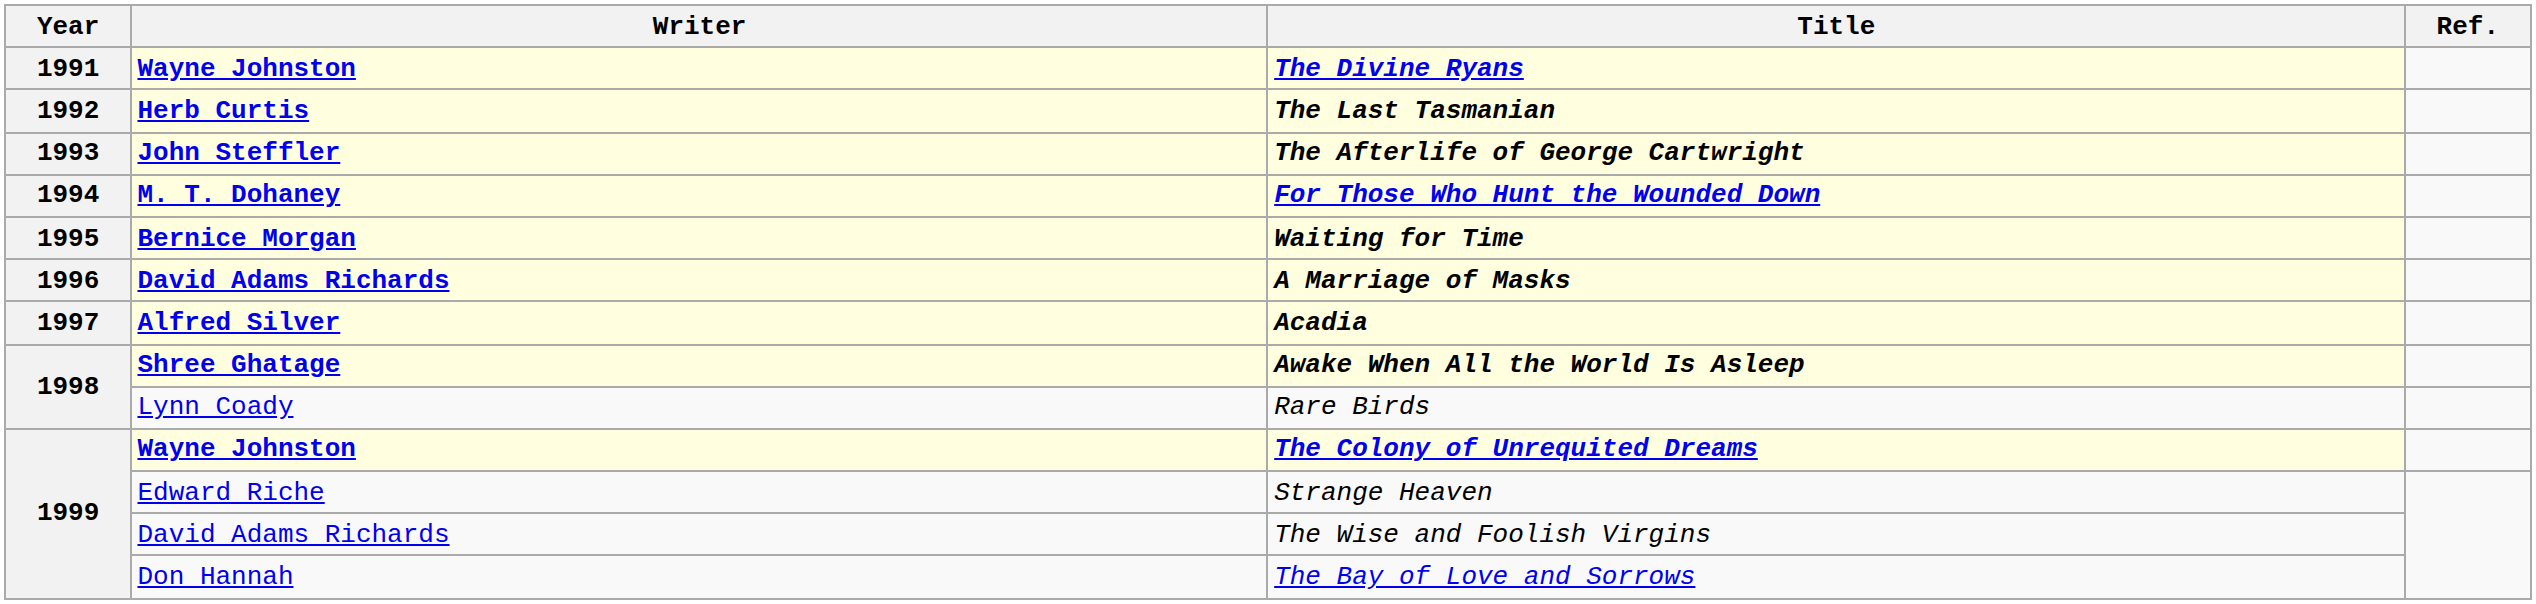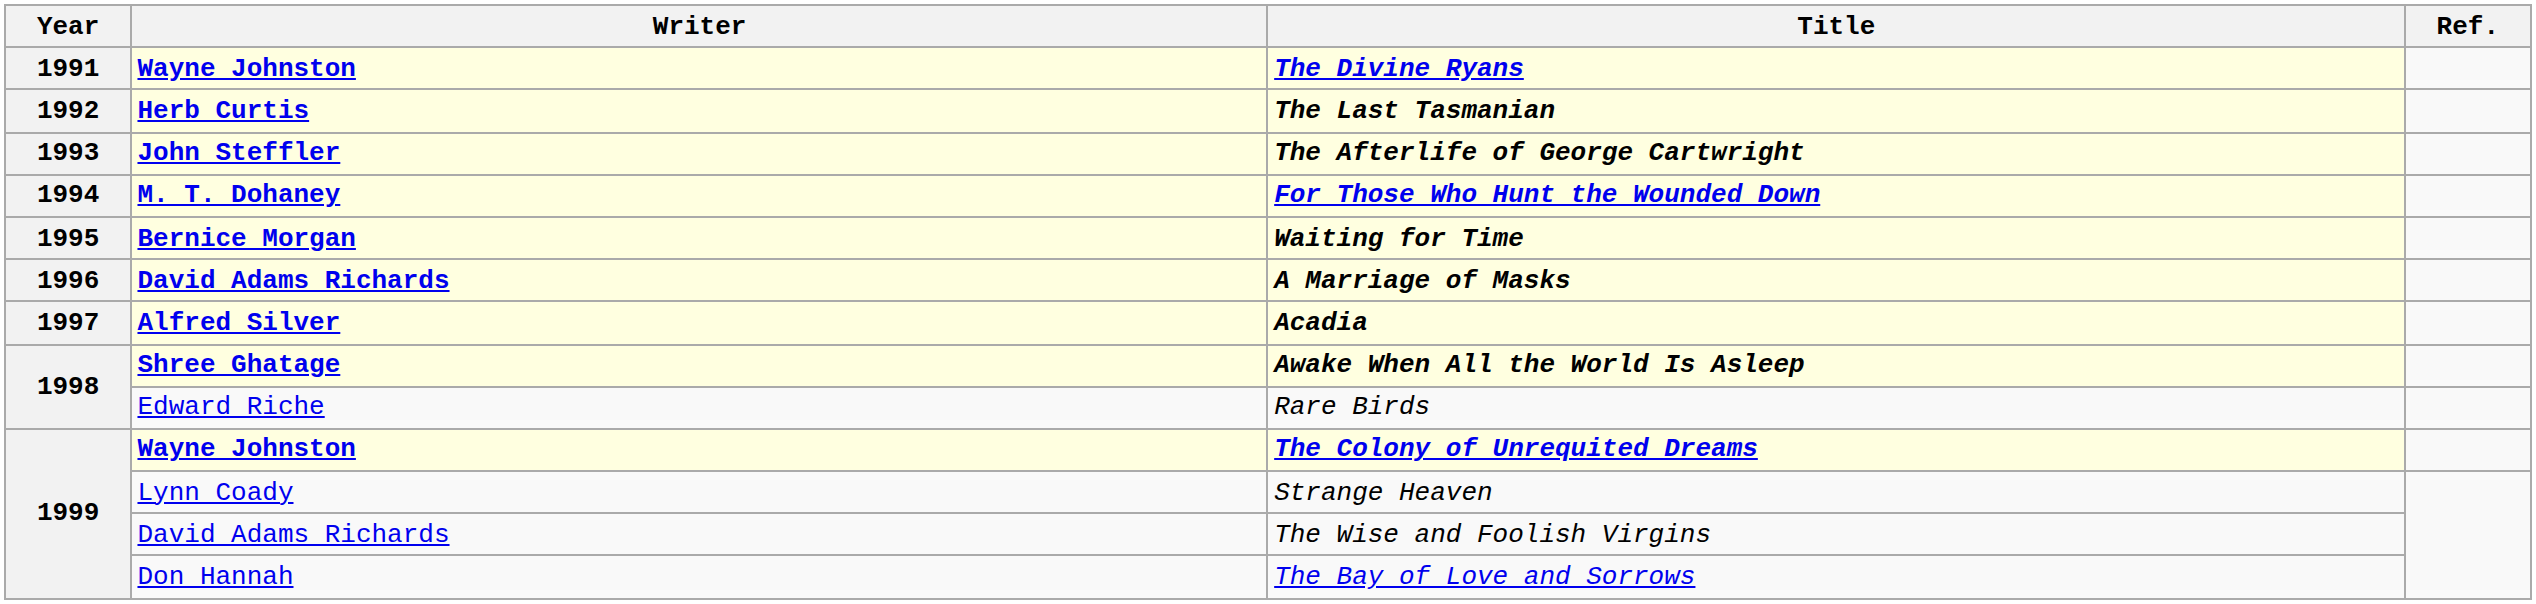(215, 408) Lynn Coady -> (231, 408) Edward Riche
(231, 492) Edward Riche -> (215, 492) Lynn Coady
